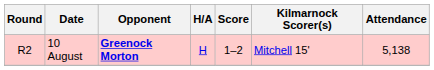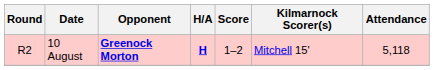(203, 50) normal -> (203, 50) bold
(396, 50) 5,138 -> (396, 50) 5,118
